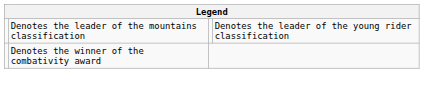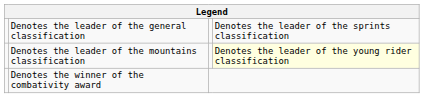+ row: (98, 31)
(313, 31) no background -> (313, 56) lightyellow background
